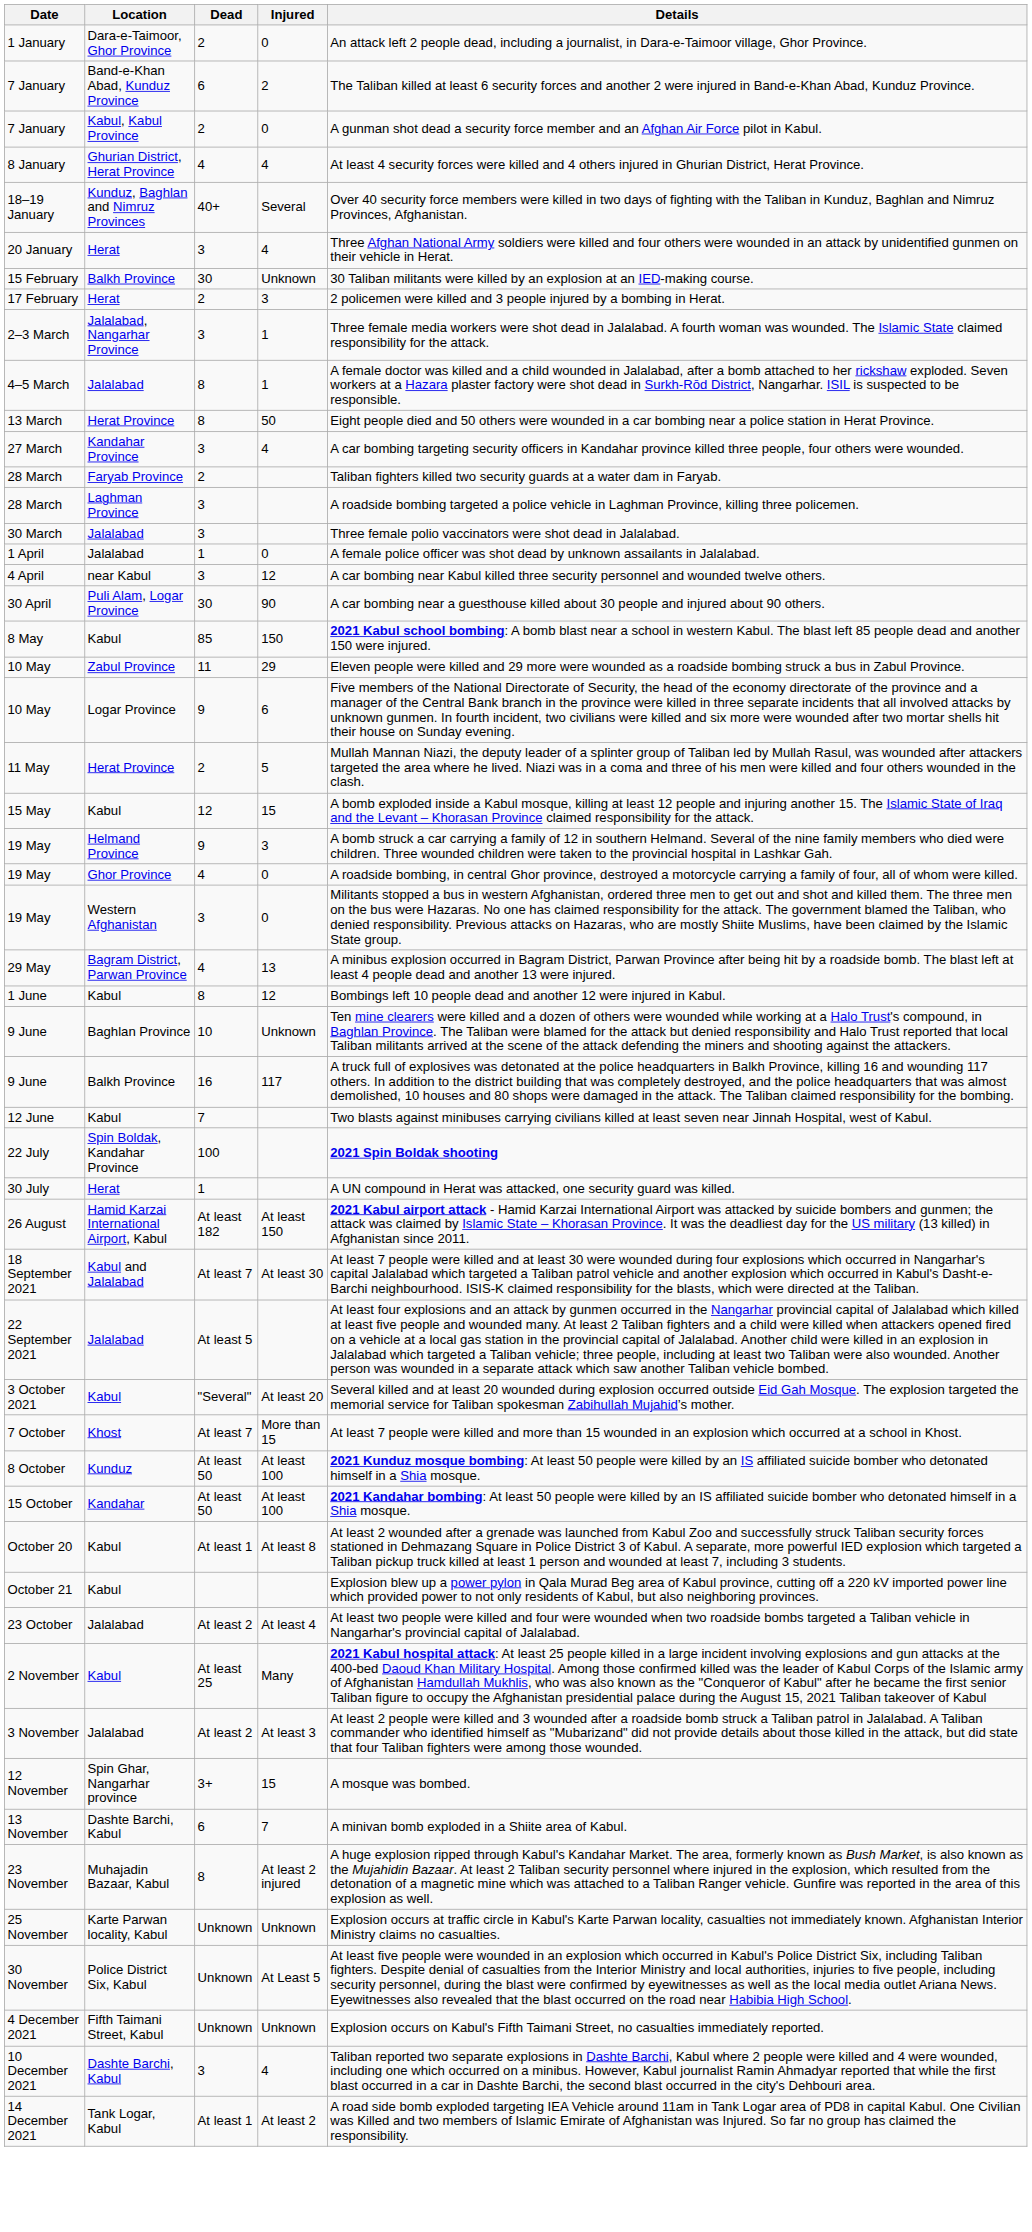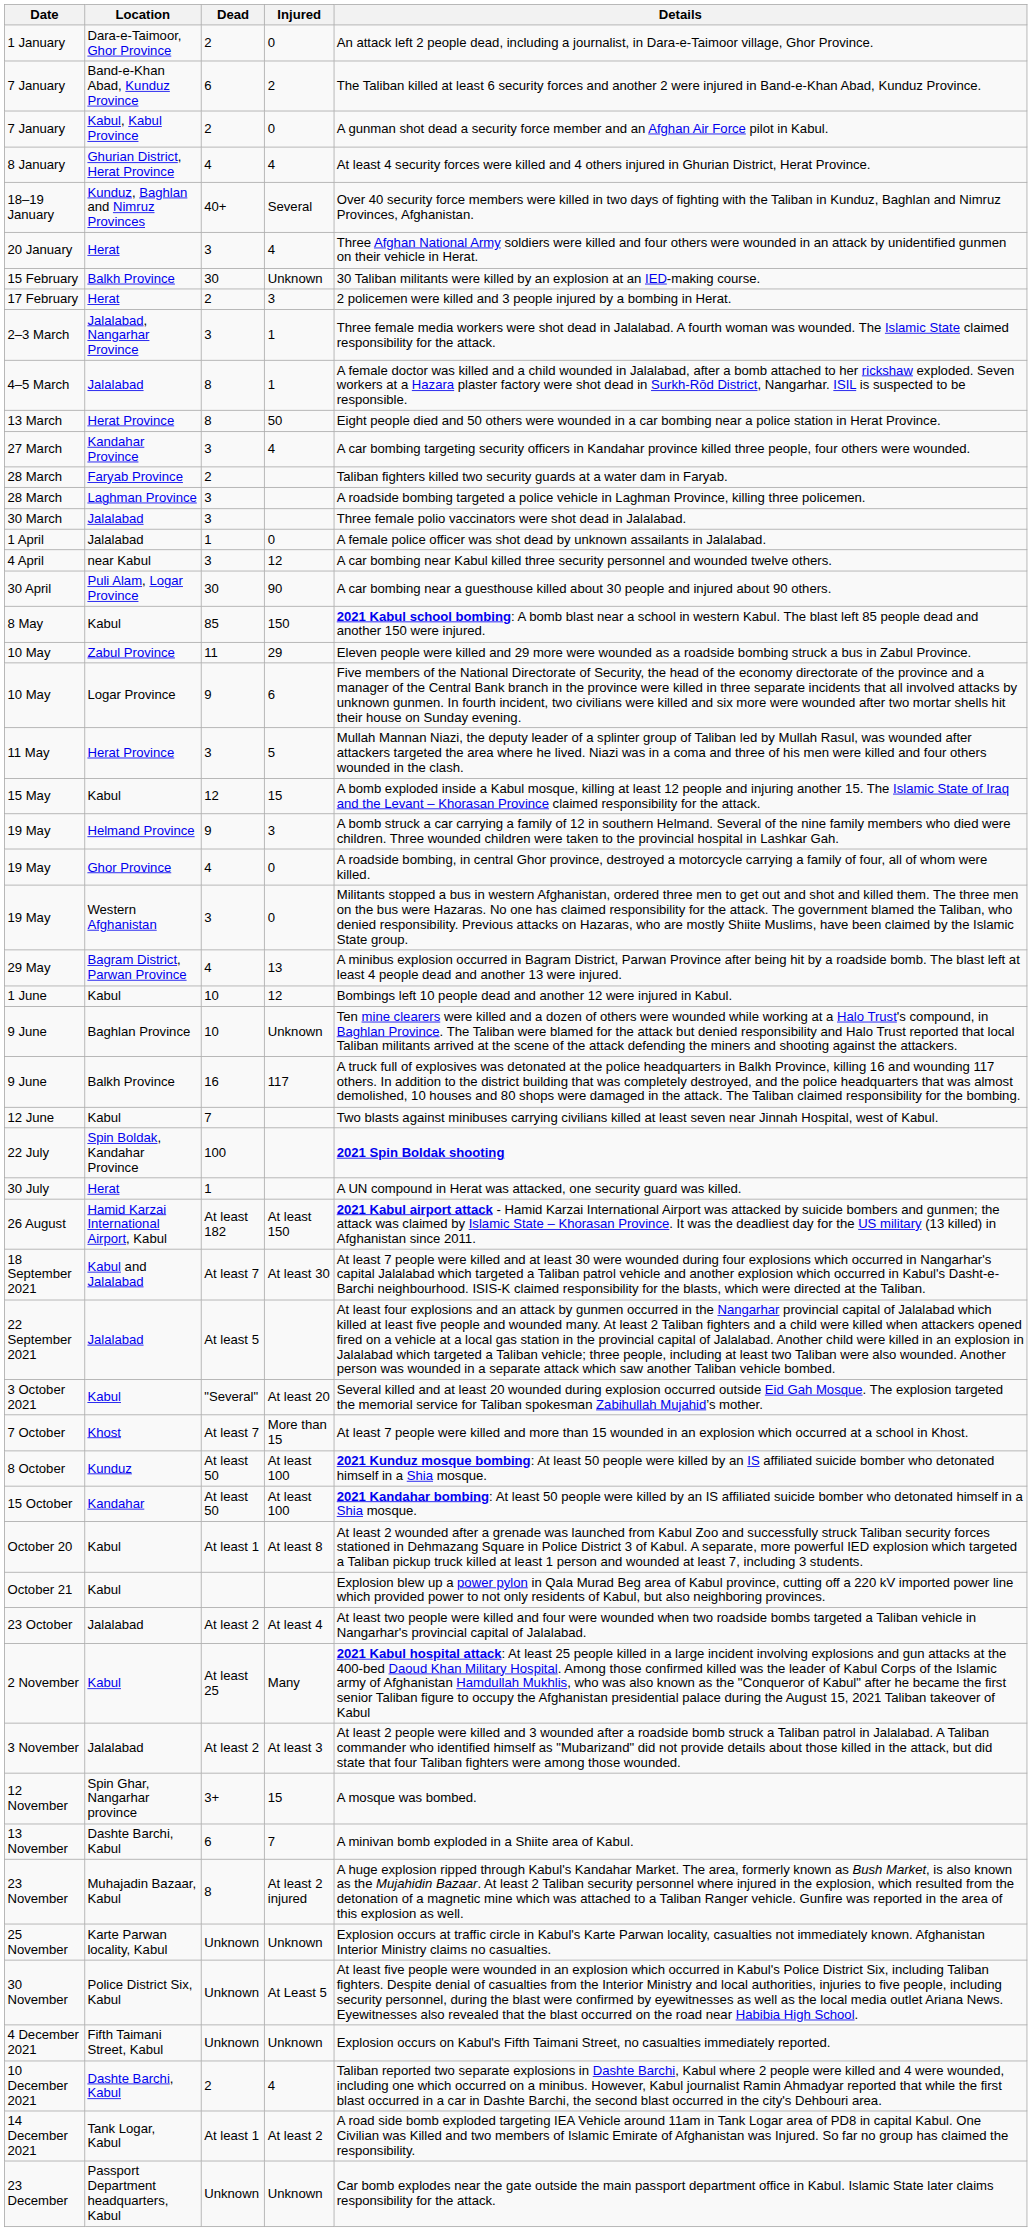(201, 767) 2 -> (208, 753) 3
(201, 996) 8 -> (212, 996) 10
(201, 2071) 3 -> (208, 2085) 2
+ row: (38, 2193)
